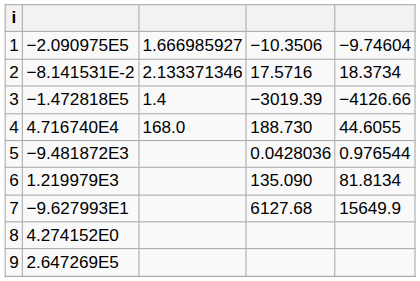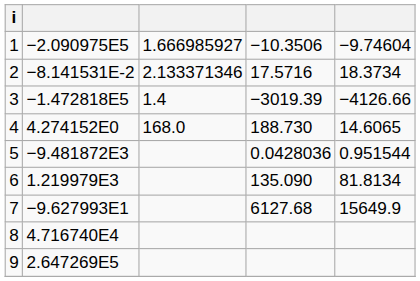(73, 126) 4.716740E4 -> (73, 126) 4.274152E0
(370, 126) 44.6055 -> (370, 126) 14.6065
(375, 153) 0.976544 -> (375, 153) 0.951544
(73, 235) 4.274152E0 -> (73, 235) 4.716740E4
